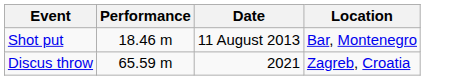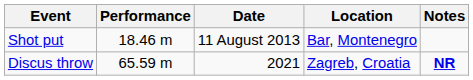+ column: (444, 16)
